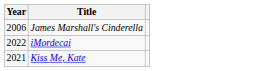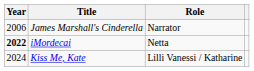+ column: (195, 12)
(16, 43) normal -> (16, 43) bold
(16, 58) 2021 -> (16, 58) 2024
